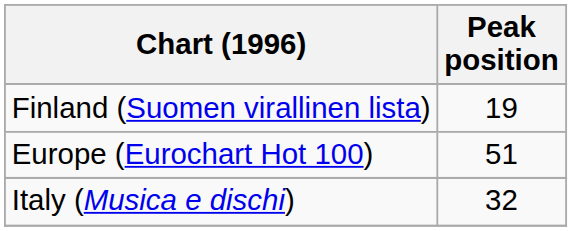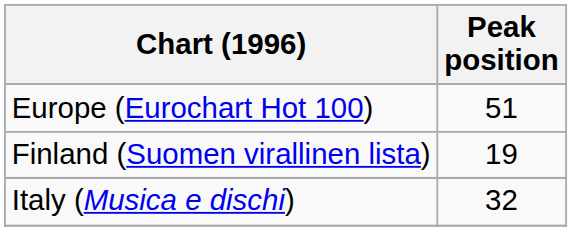rows swapped: (193, 154) <-> (221, 107)
